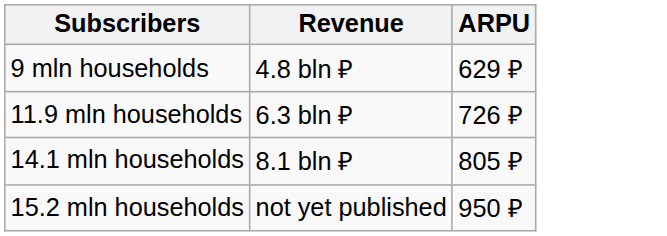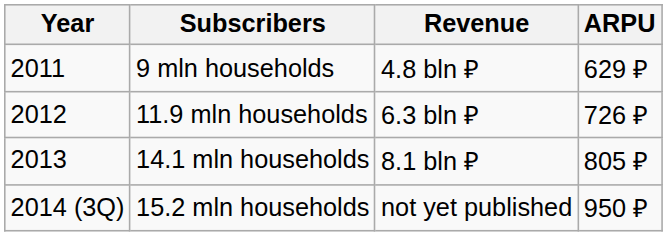+ column: (68, 24)
